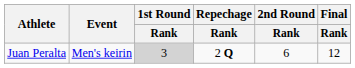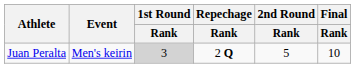(286, 53) 6 -> (286, 53) 5
(334, 53) 12 -> (334, 53) 10
